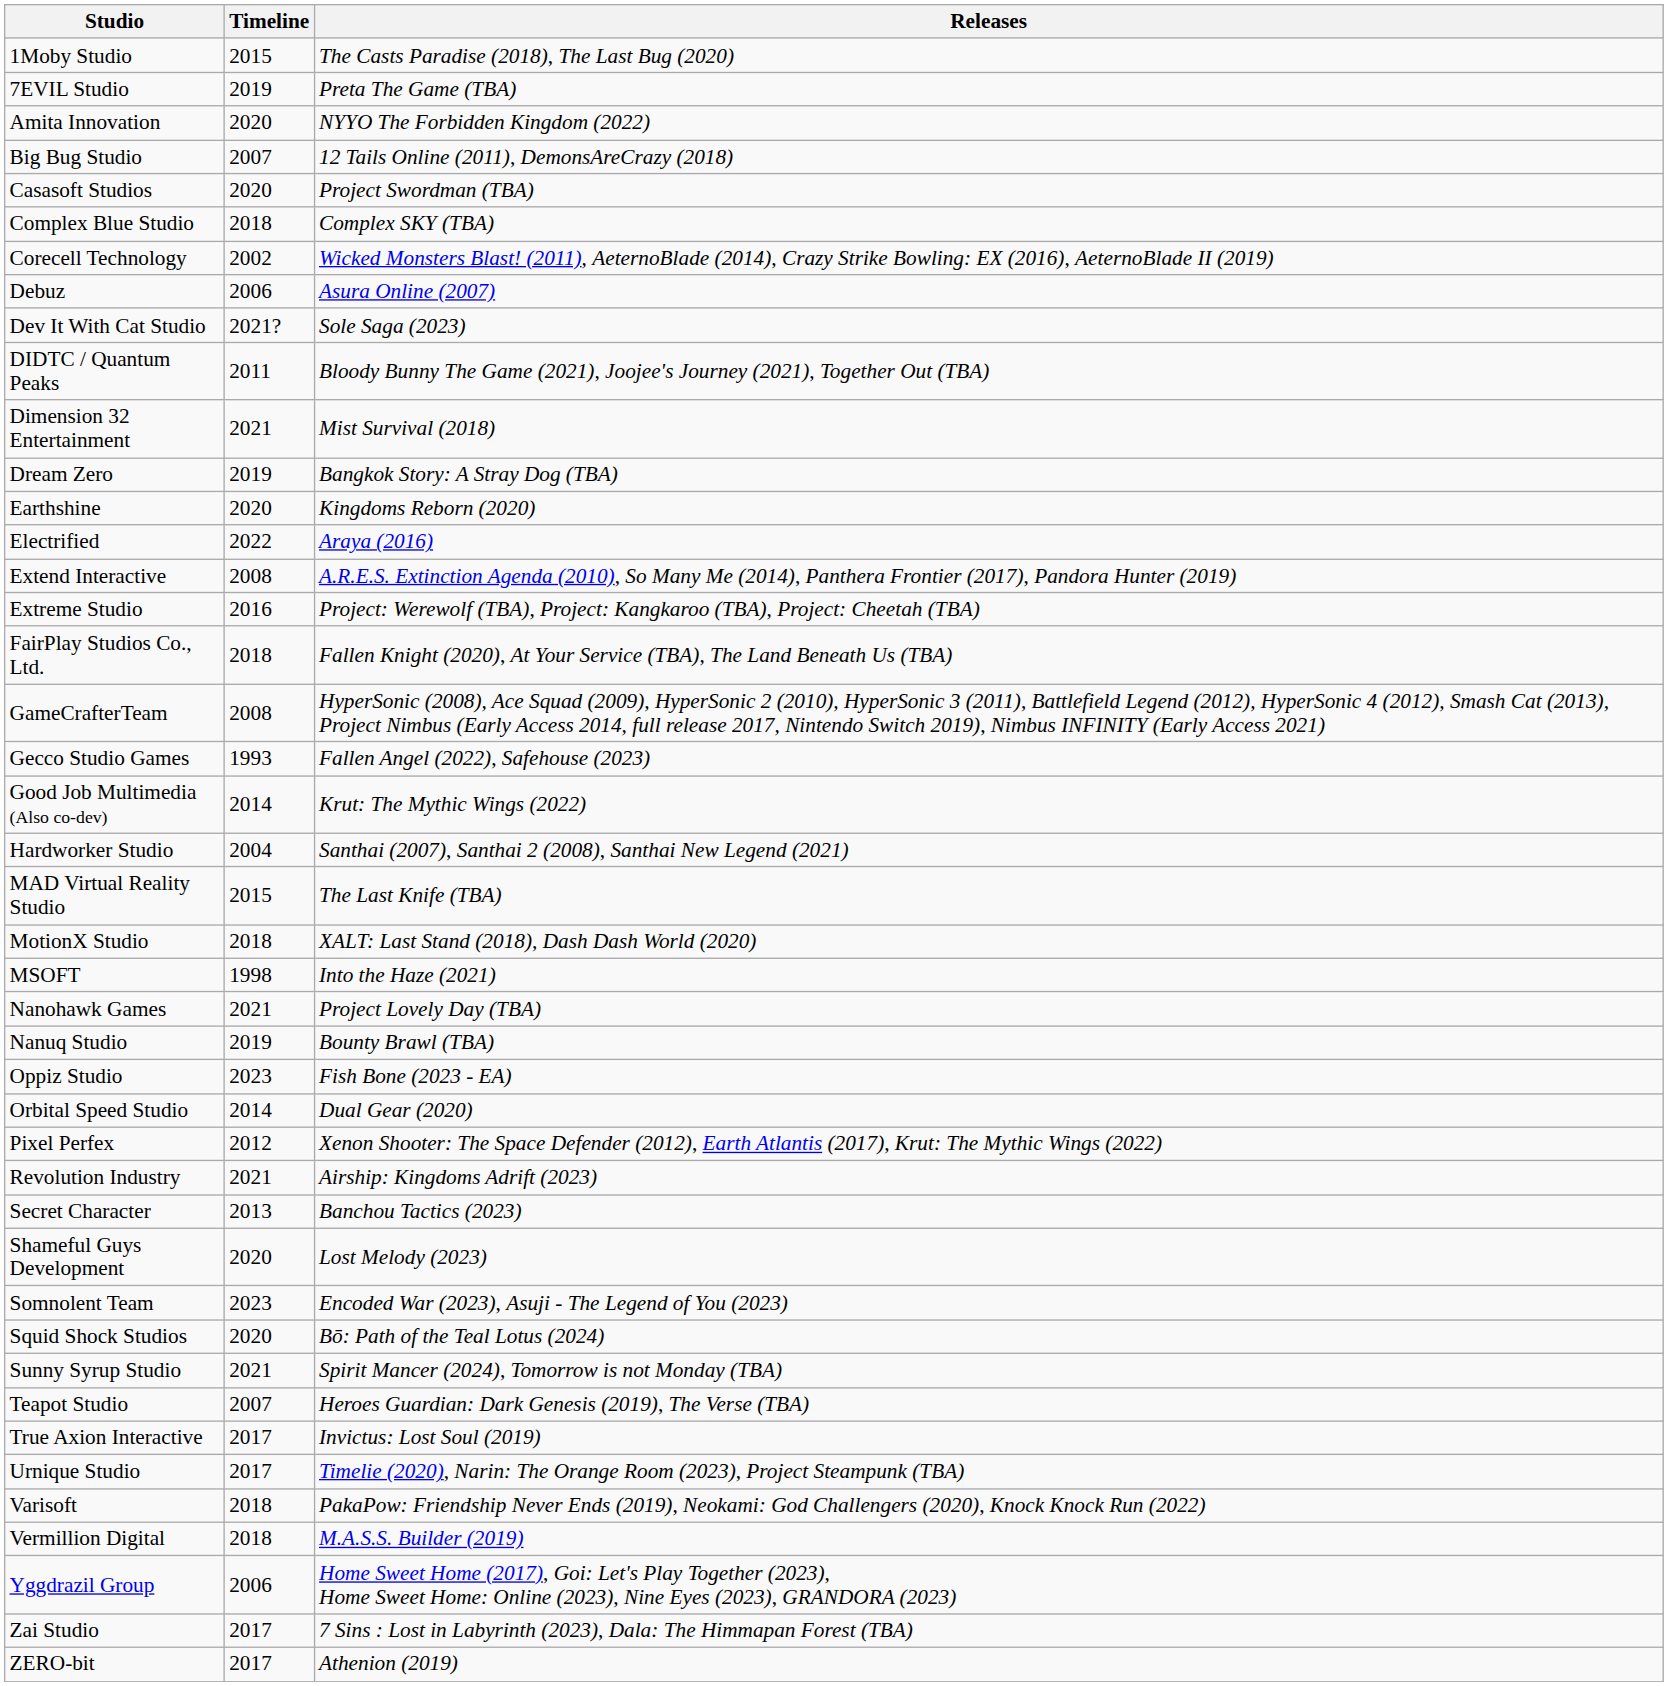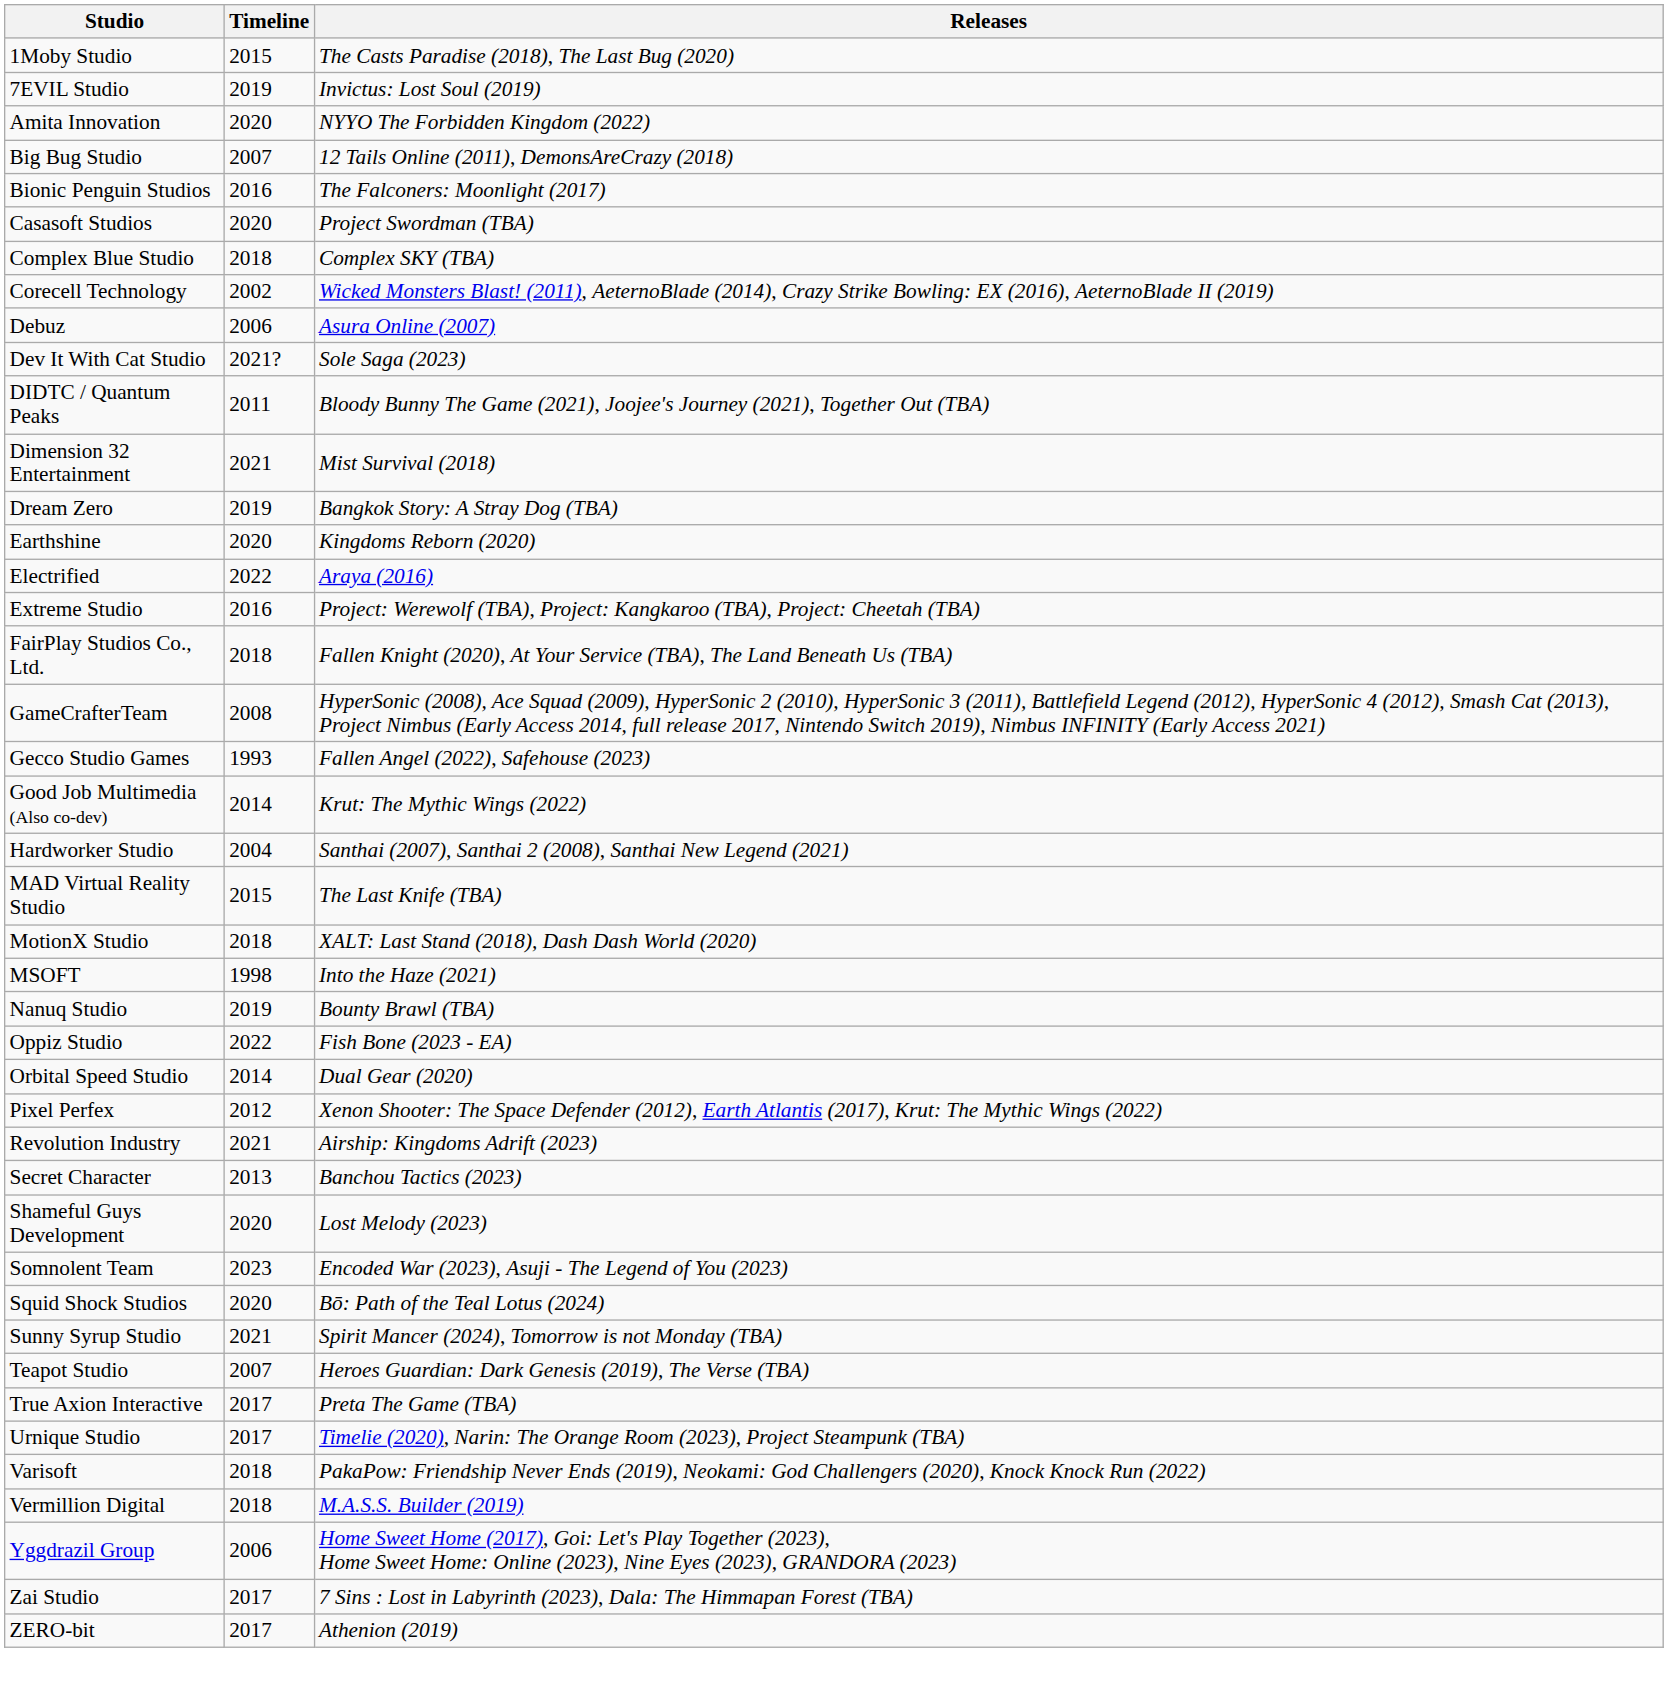(418, 88) Preta The Game (TBA) -> (430, 88) Invictus: Lost Soul (2019)
+ row: (110, 190)
- row: (88, 575)
- row: (88, 1008)
(250, 1076) 2023 -> (250, 1042) 2022
(430, 1437) Invictus: Lost Soul (2019) -> (418, 1403) Preta The Game (TBA)
